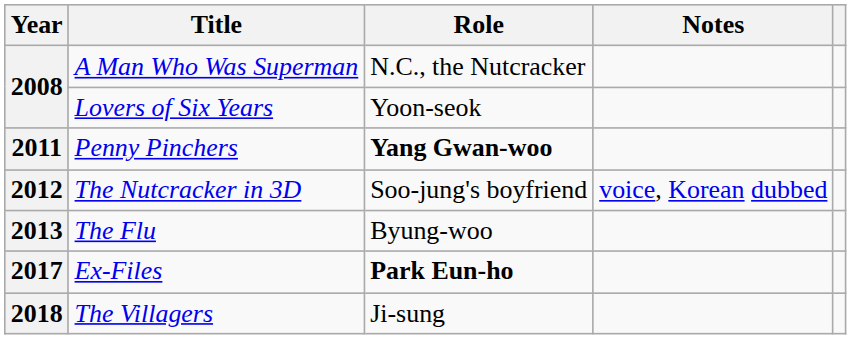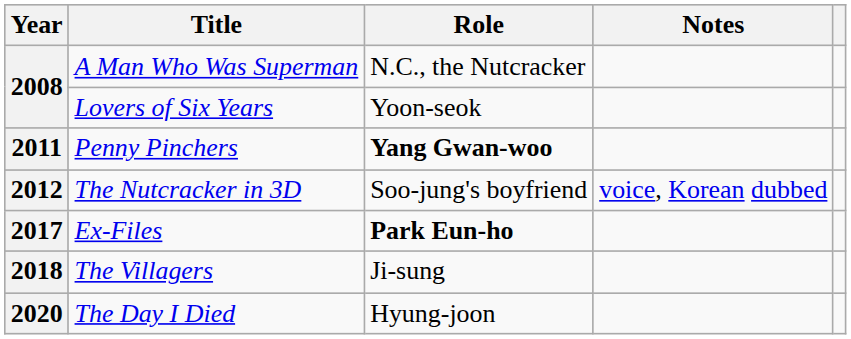- row: (115, 230)
+ row: (155, 312)
